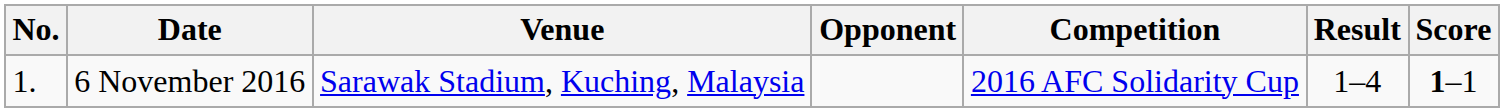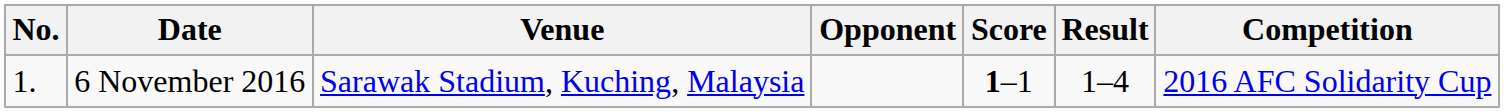columns swapped: (1453, 29) <-> (1135, 29)
